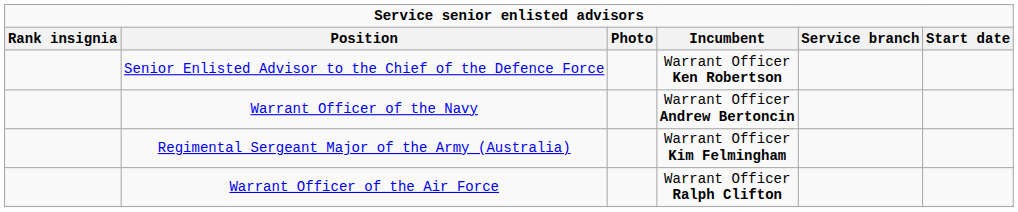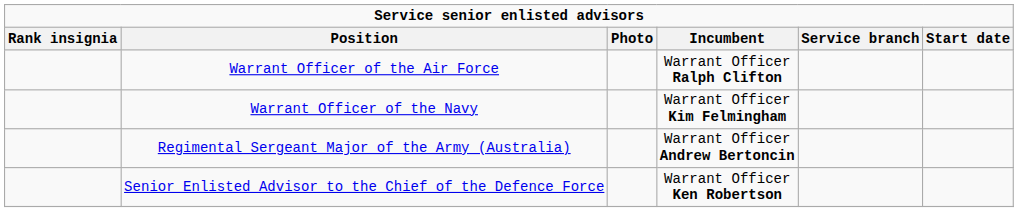rows swapped: (364, 70) <-> (364, 187)
(727, 109) Warrant Officer Andrew Bertoncin -> (727, 109) Warrant Officer Kim Felmingham
(727, 148) Warrant Officer Kim Felmingham -> (727, 148) Warrant Officer Andrew Bertoncin
